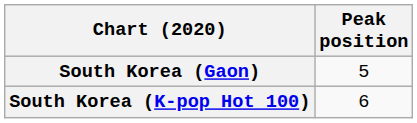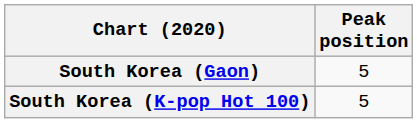(364, 102) 6 -> (364, 102) 5
